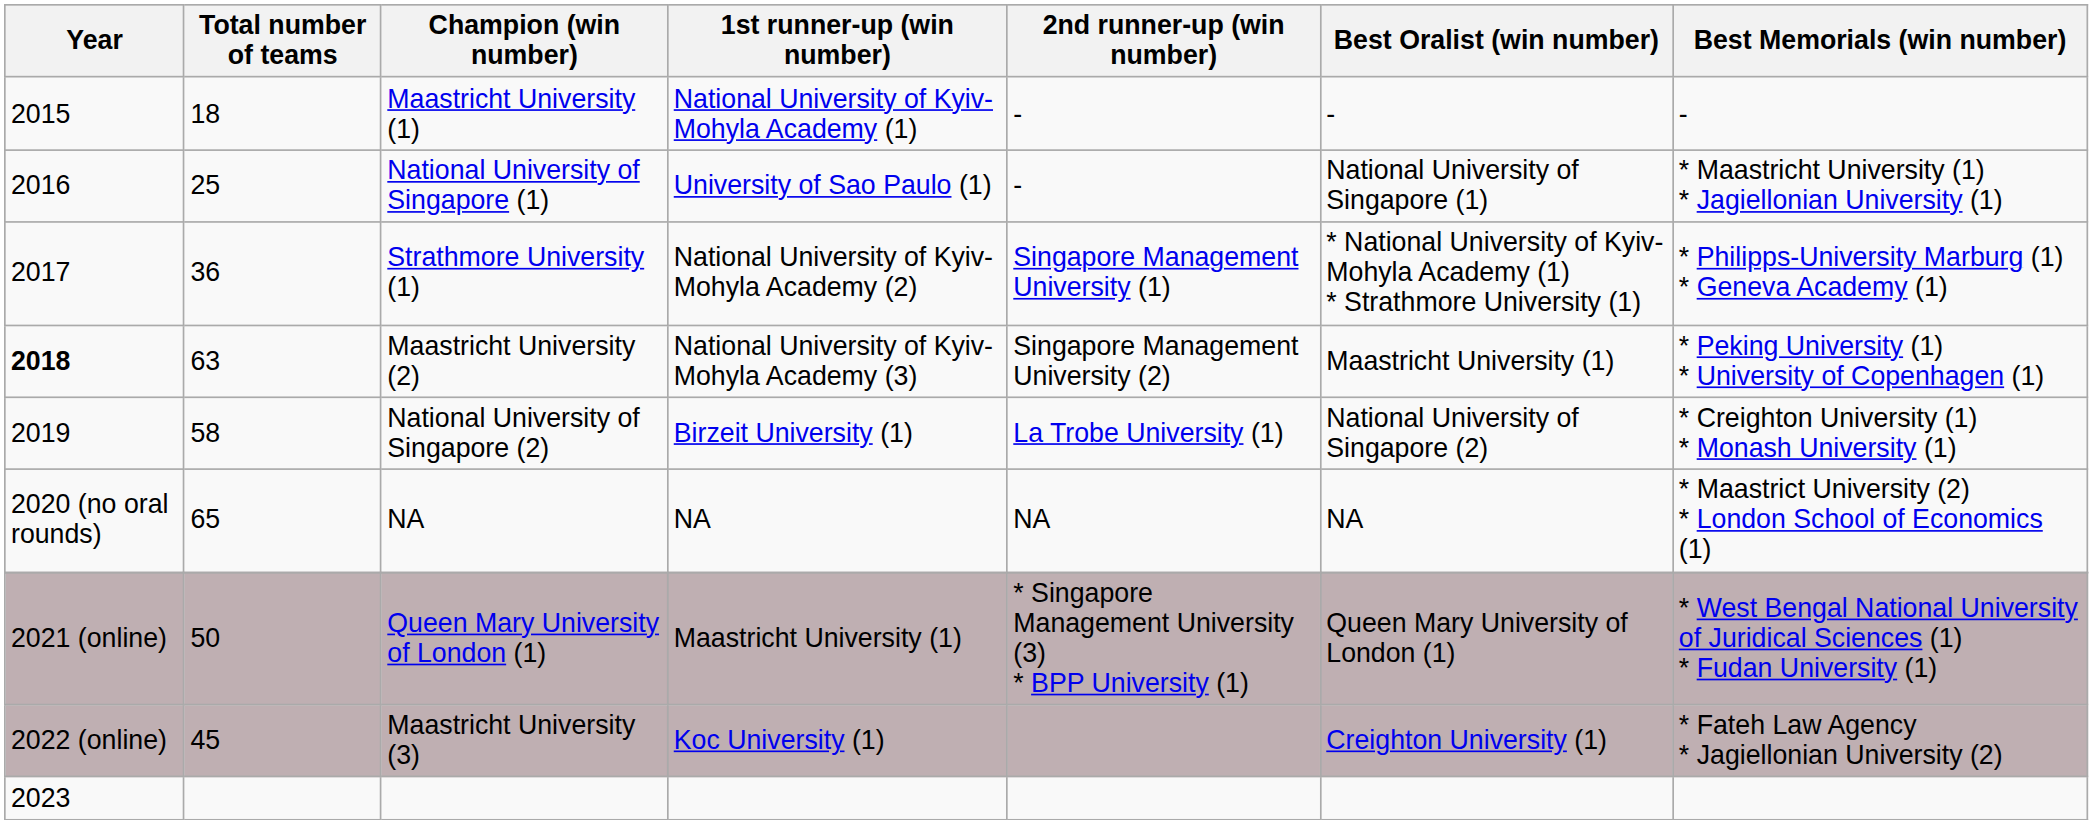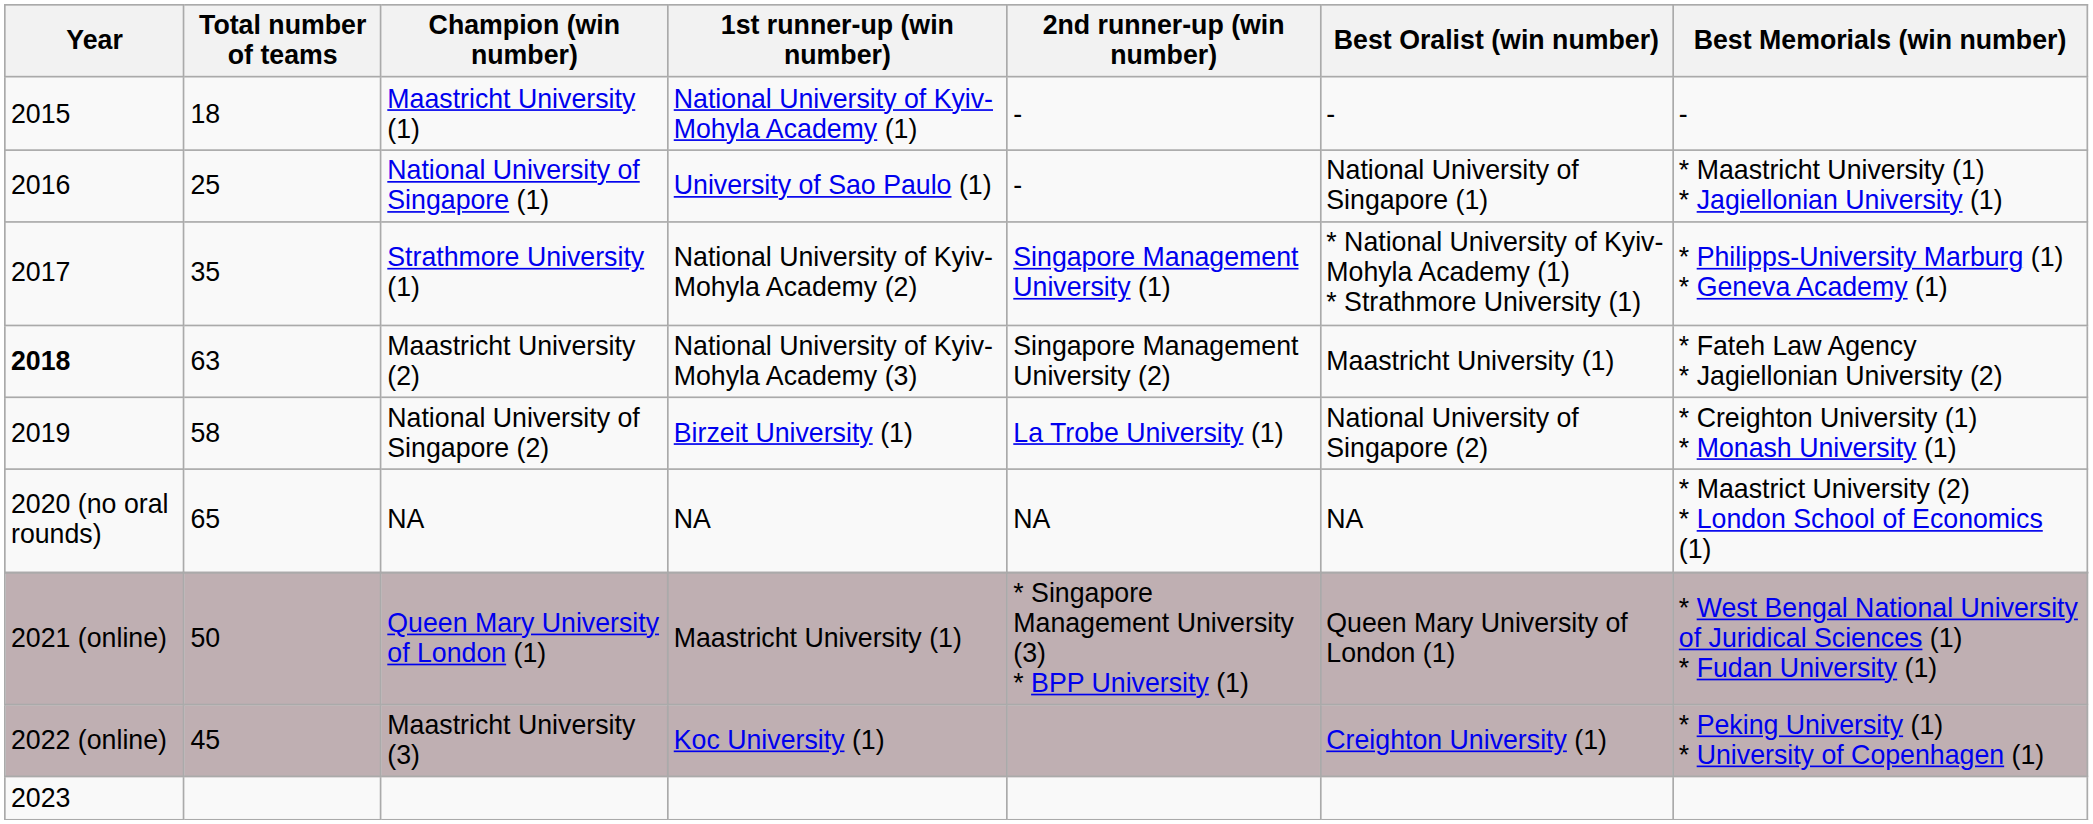(205, 273) 36 -> (205, 273) 35
(1862, 360) * Peking University (1) * University of Copenhagen (1) -> (1841, 360) * Fateh Law Agency * Jagiellonian University (2)
(1841, 740) * Fateh Law Agency * Jagiellonian University (2) -> (1862, 740) * Peking University (1) * University of Copenhagen (1)
